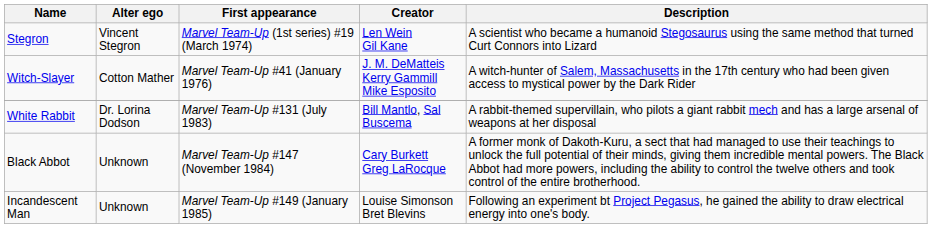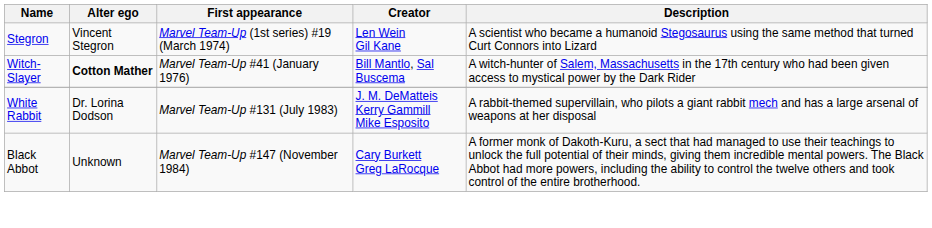(136, 78) normal -> (112, 71) bold
(403, 78) J. M. DeMatteis Kerry Gammill Mike Esposito -> (395, 71) Bill Mantlo, Sal Buscema
(401, 116) Bill Mantlo, Sal Buscema -> (397, 110) J. M. DeMatteis Kerry Gammill Mike Esposito
- row: (42, 207)
